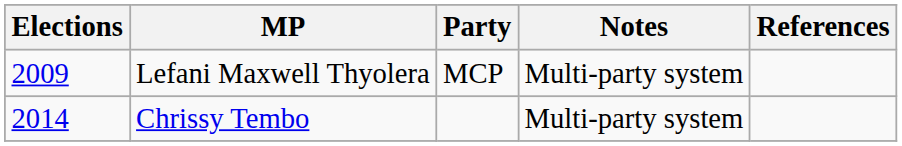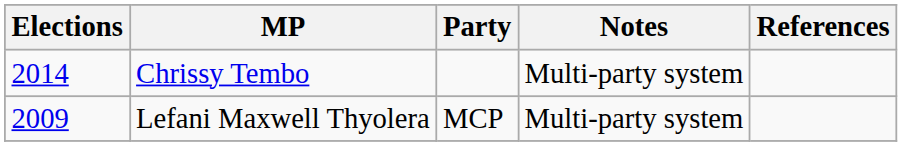rows swapped: (283, 72) <-> (223, 118)
